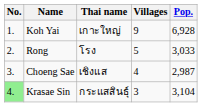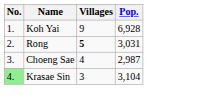- column: (104, 12)
(136, 51) normal -> (82, 44) bold
(183, 51) 3,033 -> (129, 44) 3,031
